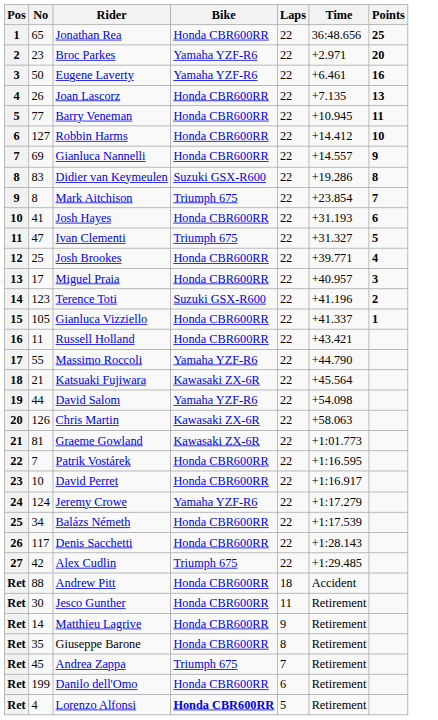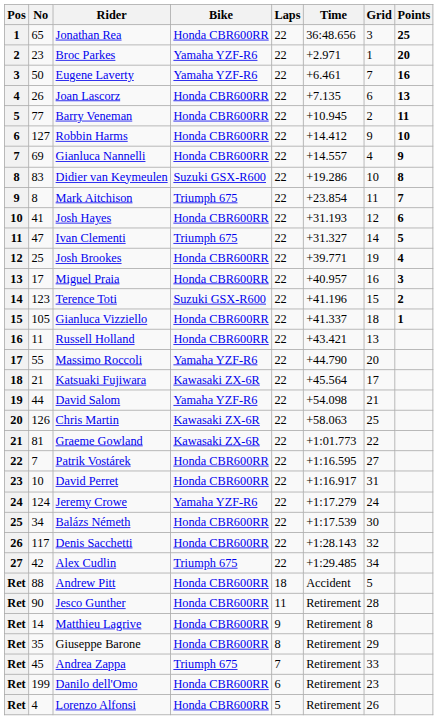+ column: (379, 14)
(38, 603) 30 -> (38, 603) 90
(224, 705) bold -> (221, 705) normal
